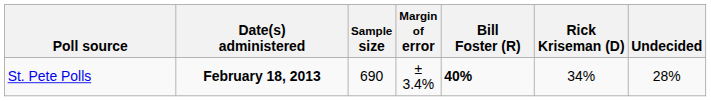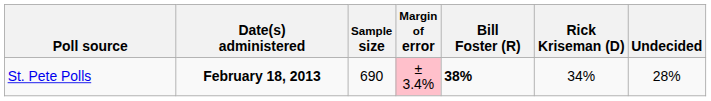(418, 76) no background -> (418, 76) pink background
(458, 76) 40% -> (458, 76) 38%
